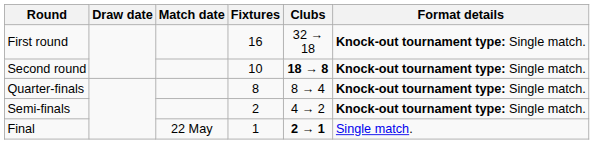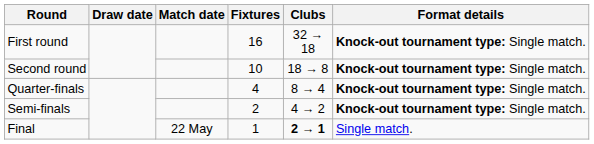(308, 69) bold -> (308, 69) normal
(255, 89) 8 -> (255, 89) 4
